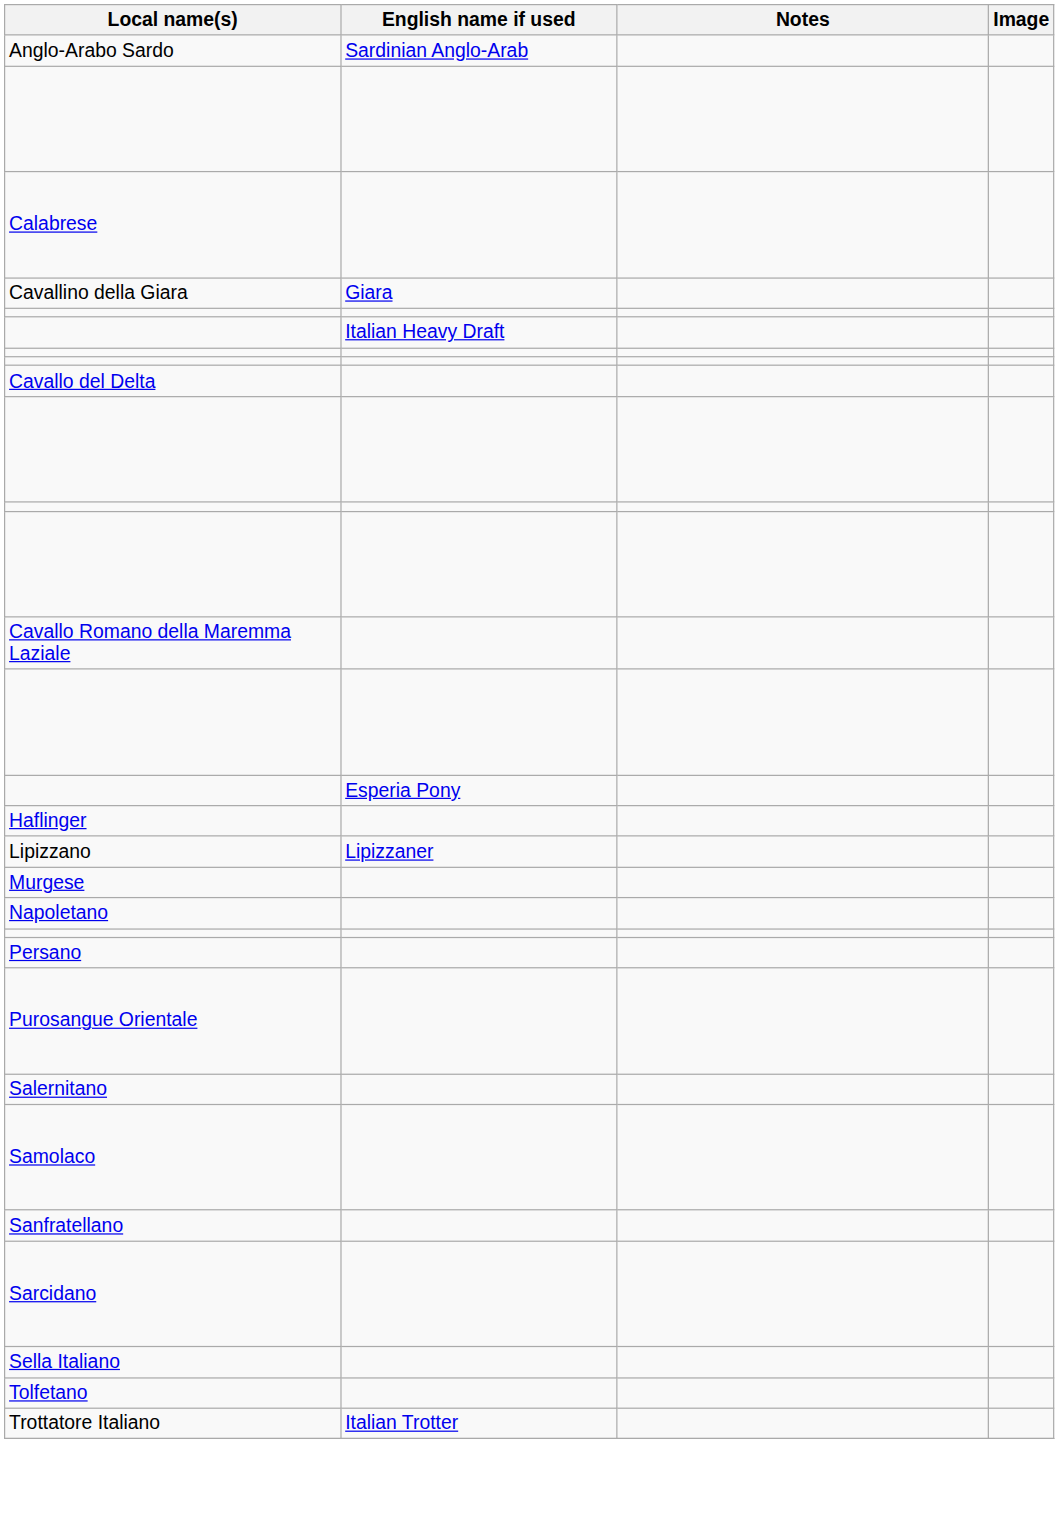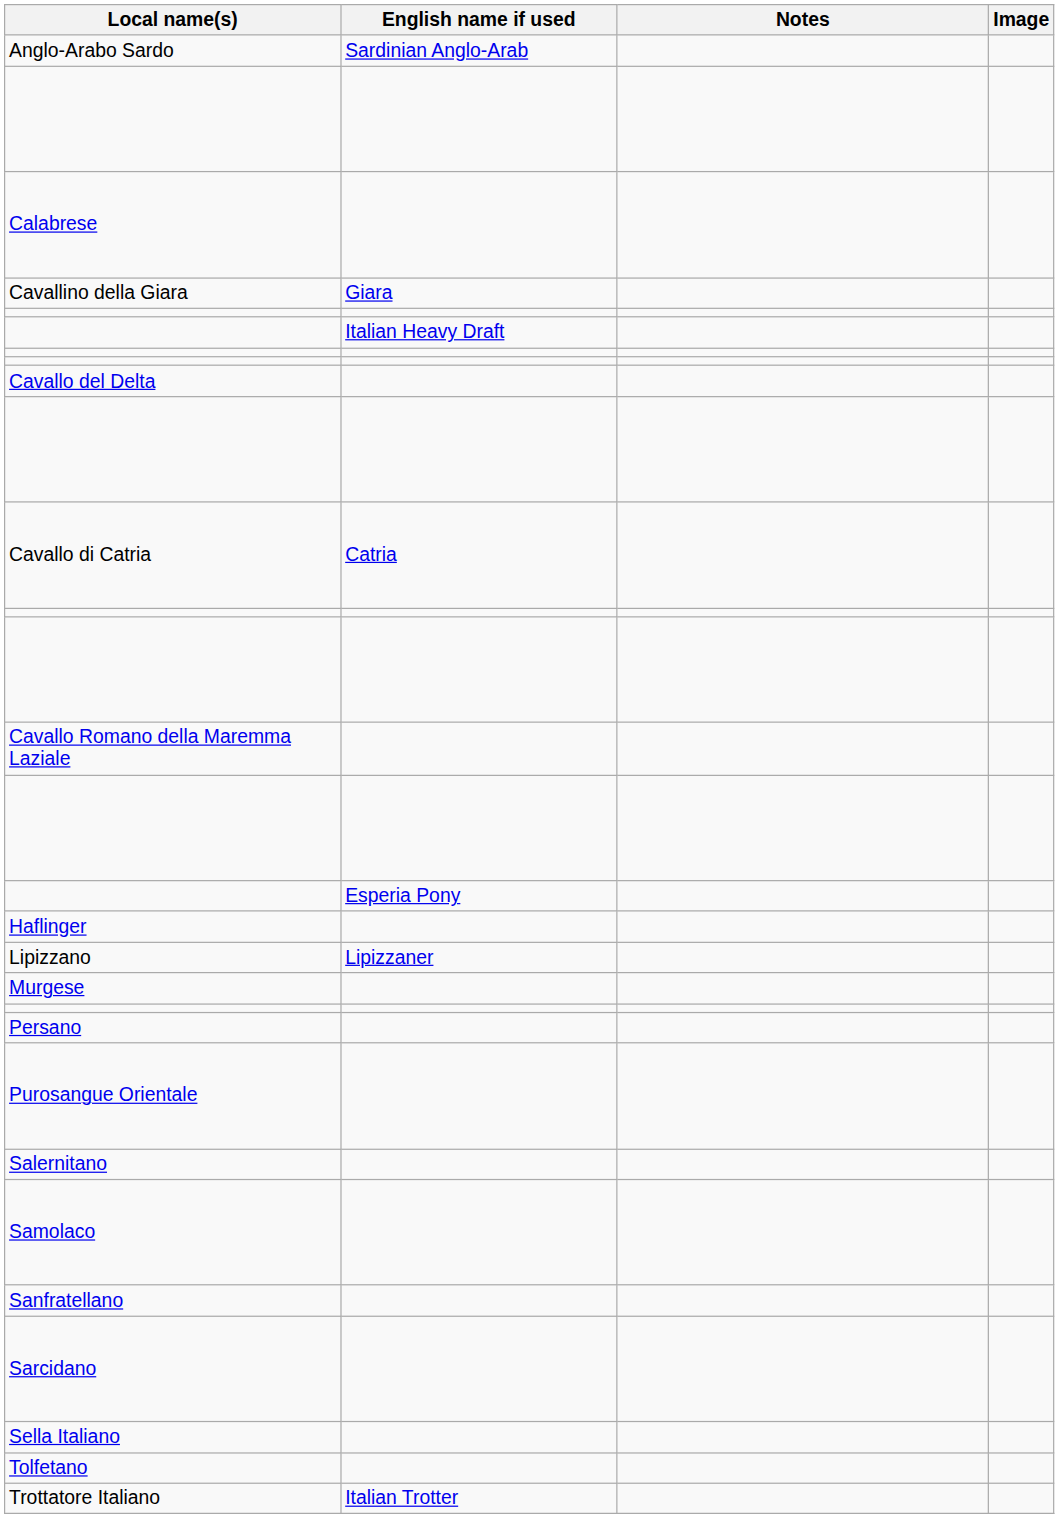+ row: (80, 554)
- row: (59, 912)
